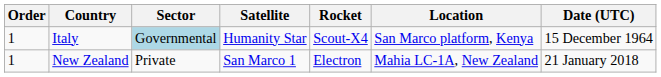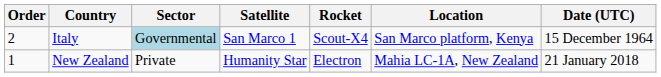(11, 38) 1 -> (11, 38) 2
(265, 38) Humanity Star -> (260, 38) San Marco 1
(260, 60) San Marco 1 -> (265, 60) Humanity Star
